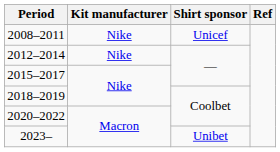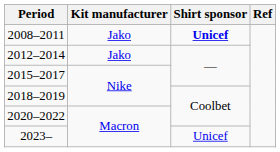(119, 34) Nike -> (119, 34) Jako
(210, 34) normal -> (210, 34) bold
(119, 55) Nike -> (119, 55) Jako
(210, 136) Unibet -> (210, 136) Unicef
